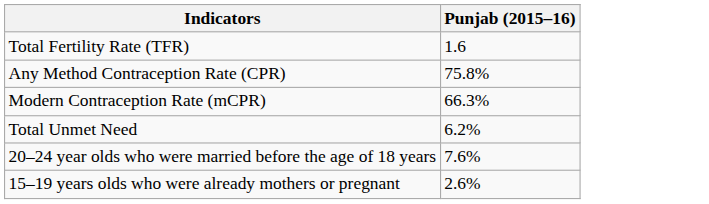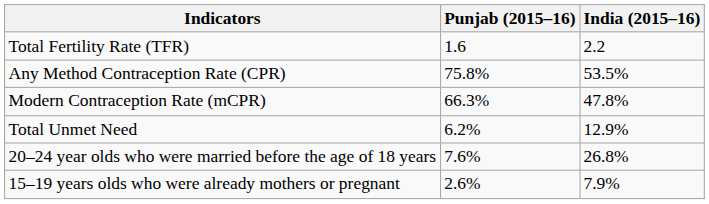+ column: (642, 18)
